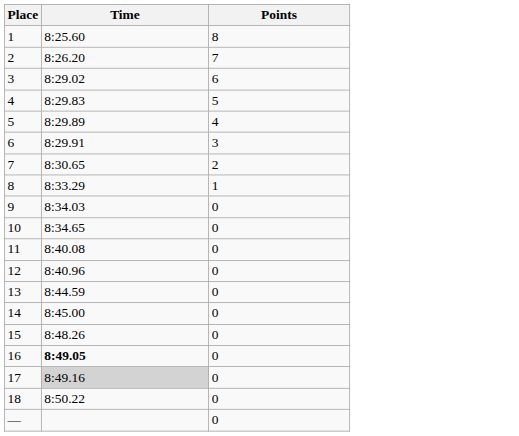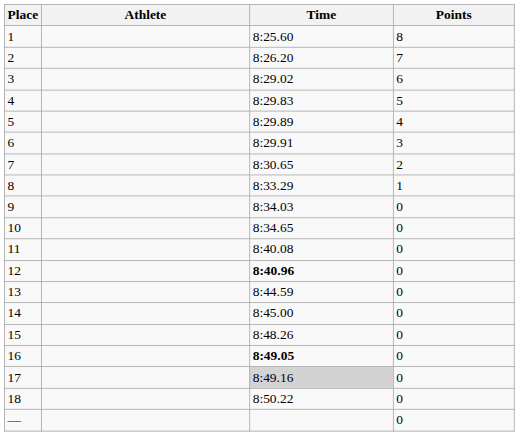+ column: (145, 15)
(65, 270) normal -> (273, 270) bold
